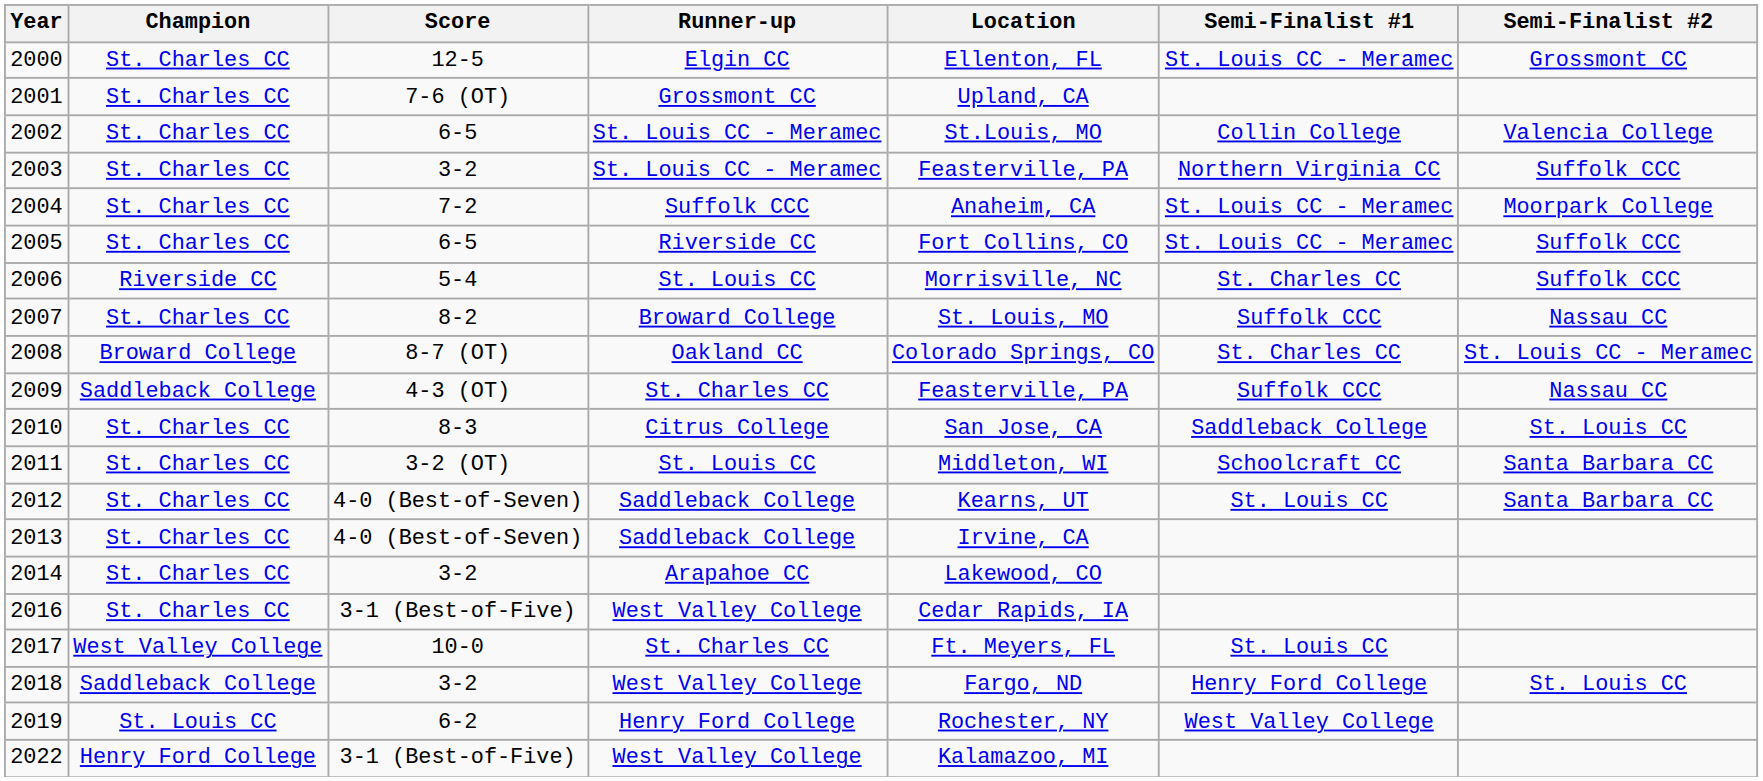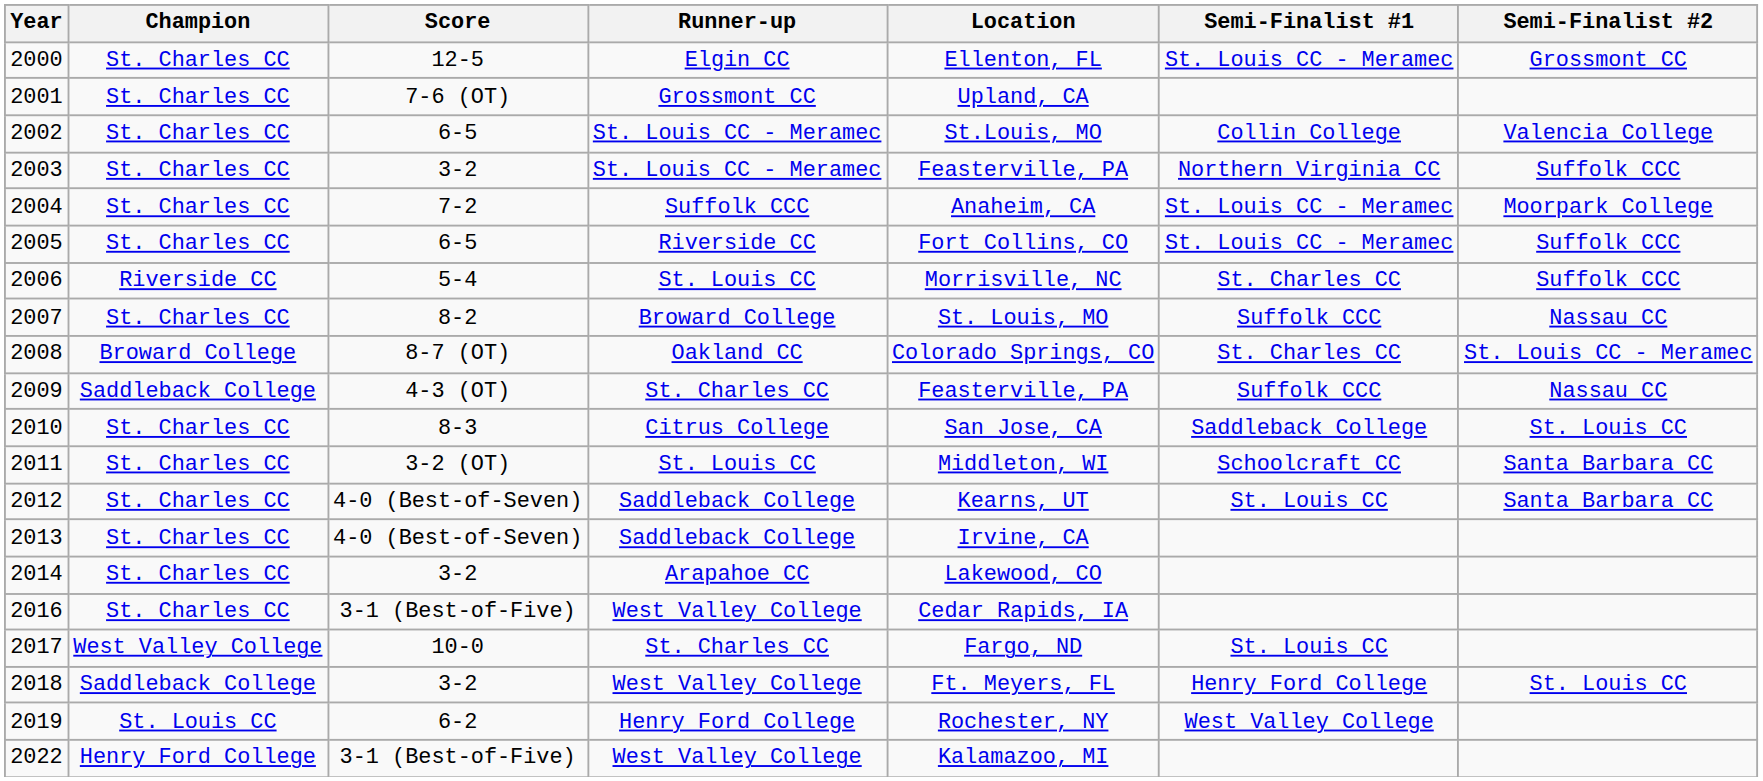(1023, 648) Ft. Meyers, FL -> (1023, 648) Fargo, ND
(1023, 685) Fargo, ND -> (1023, 685) Ft. Meyers, FL
